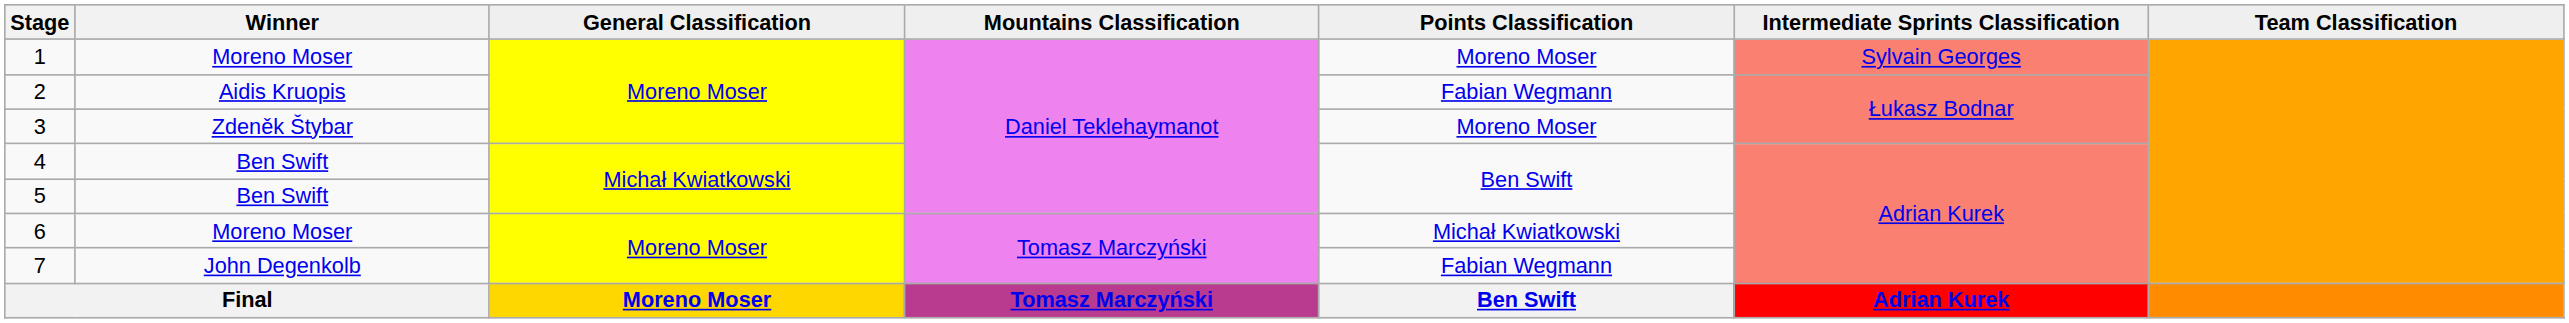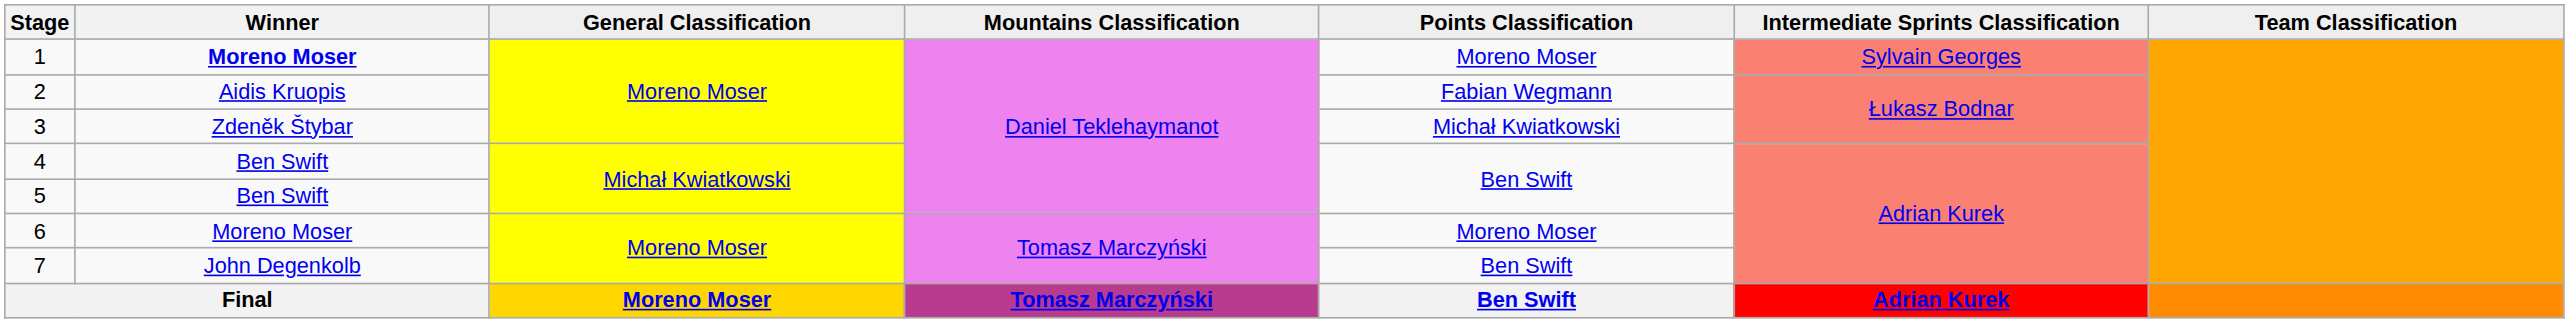(282, 57) normal -> (282, 57) bold
(1526, 127) Moreno Moser -> (1526, 127) Michał Kwiatkowski
(1526, 231) Michał Kwiatkowski -> (1526, 231) Moreno Moser
(1526, 266) Fabian Wegmann -> (1526, 266) Ben Swift
